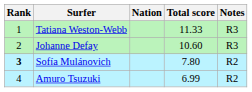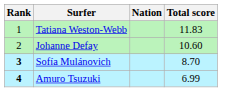- column: (232, 12)
(191, 29) 11.33 -> (191, 29) 11.83
(191, 62) 7.80 -> (191, 62) 8.70
(19, 78) normal -> (19, 78) bold
